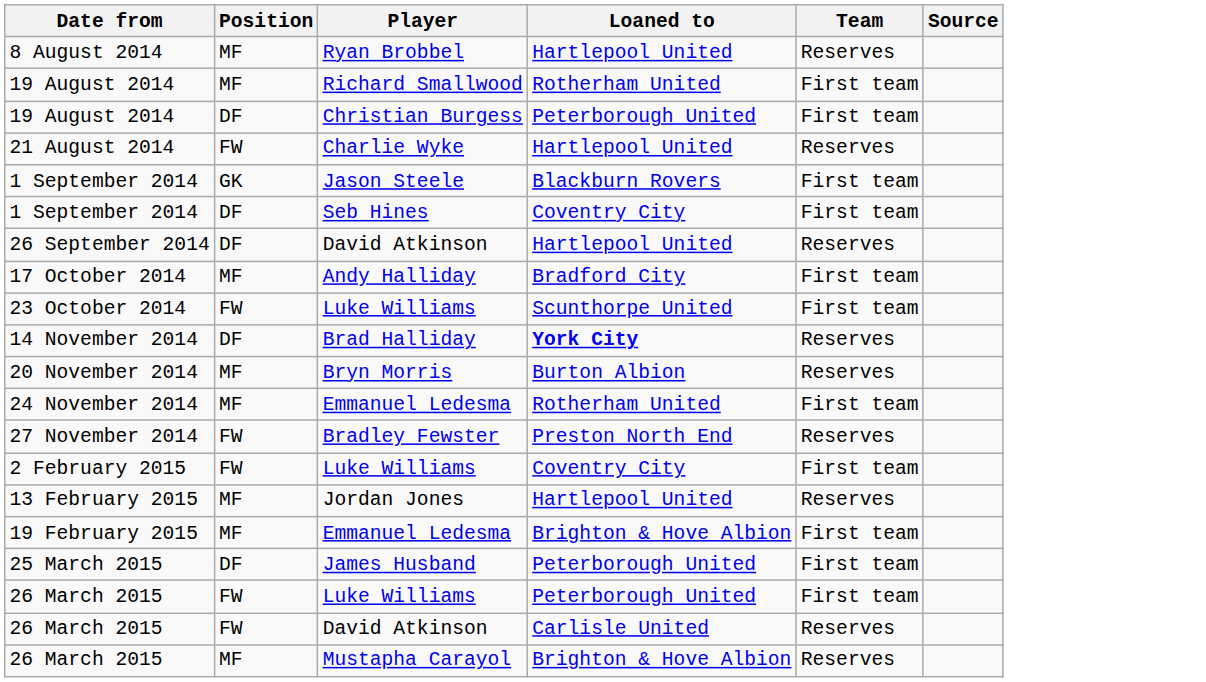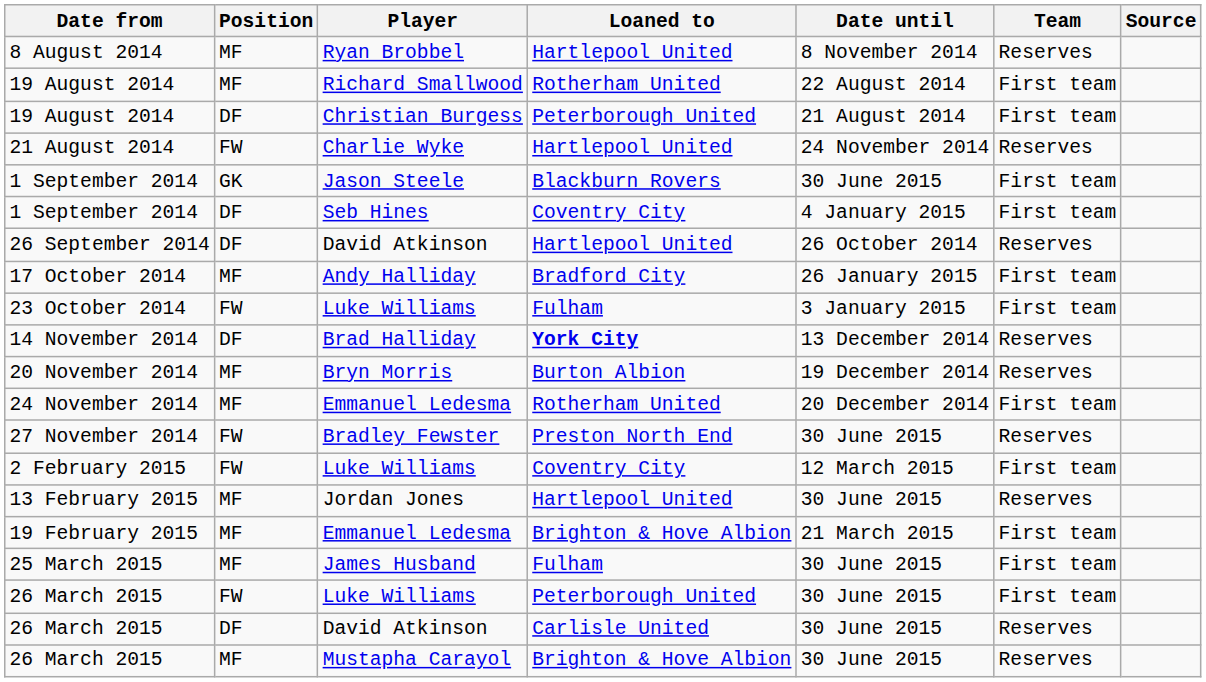+ column: (895, 21)
(632, 309) Scunthorpe United -> (568, 309) Fulham
(231, 565) DF -> (231, 565) MF
(644, 565) Peterborough United -> (568, 565) Fulham
(231, 629) FW -> (231, 629) DF
